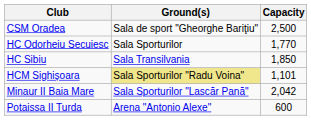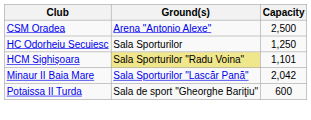(186, 28) Sala de sport "Gheorghe Bariţiu" -> (162, 28) Arena "Antonio Alexe"
(284, 44) 1,770 -> (284, 44) 1,250
- row: (26, 60)
(162, 108) Arena "Antonio Alexe" -> (186, 92) Sala de sport "Gheorghe Bariţiu"
